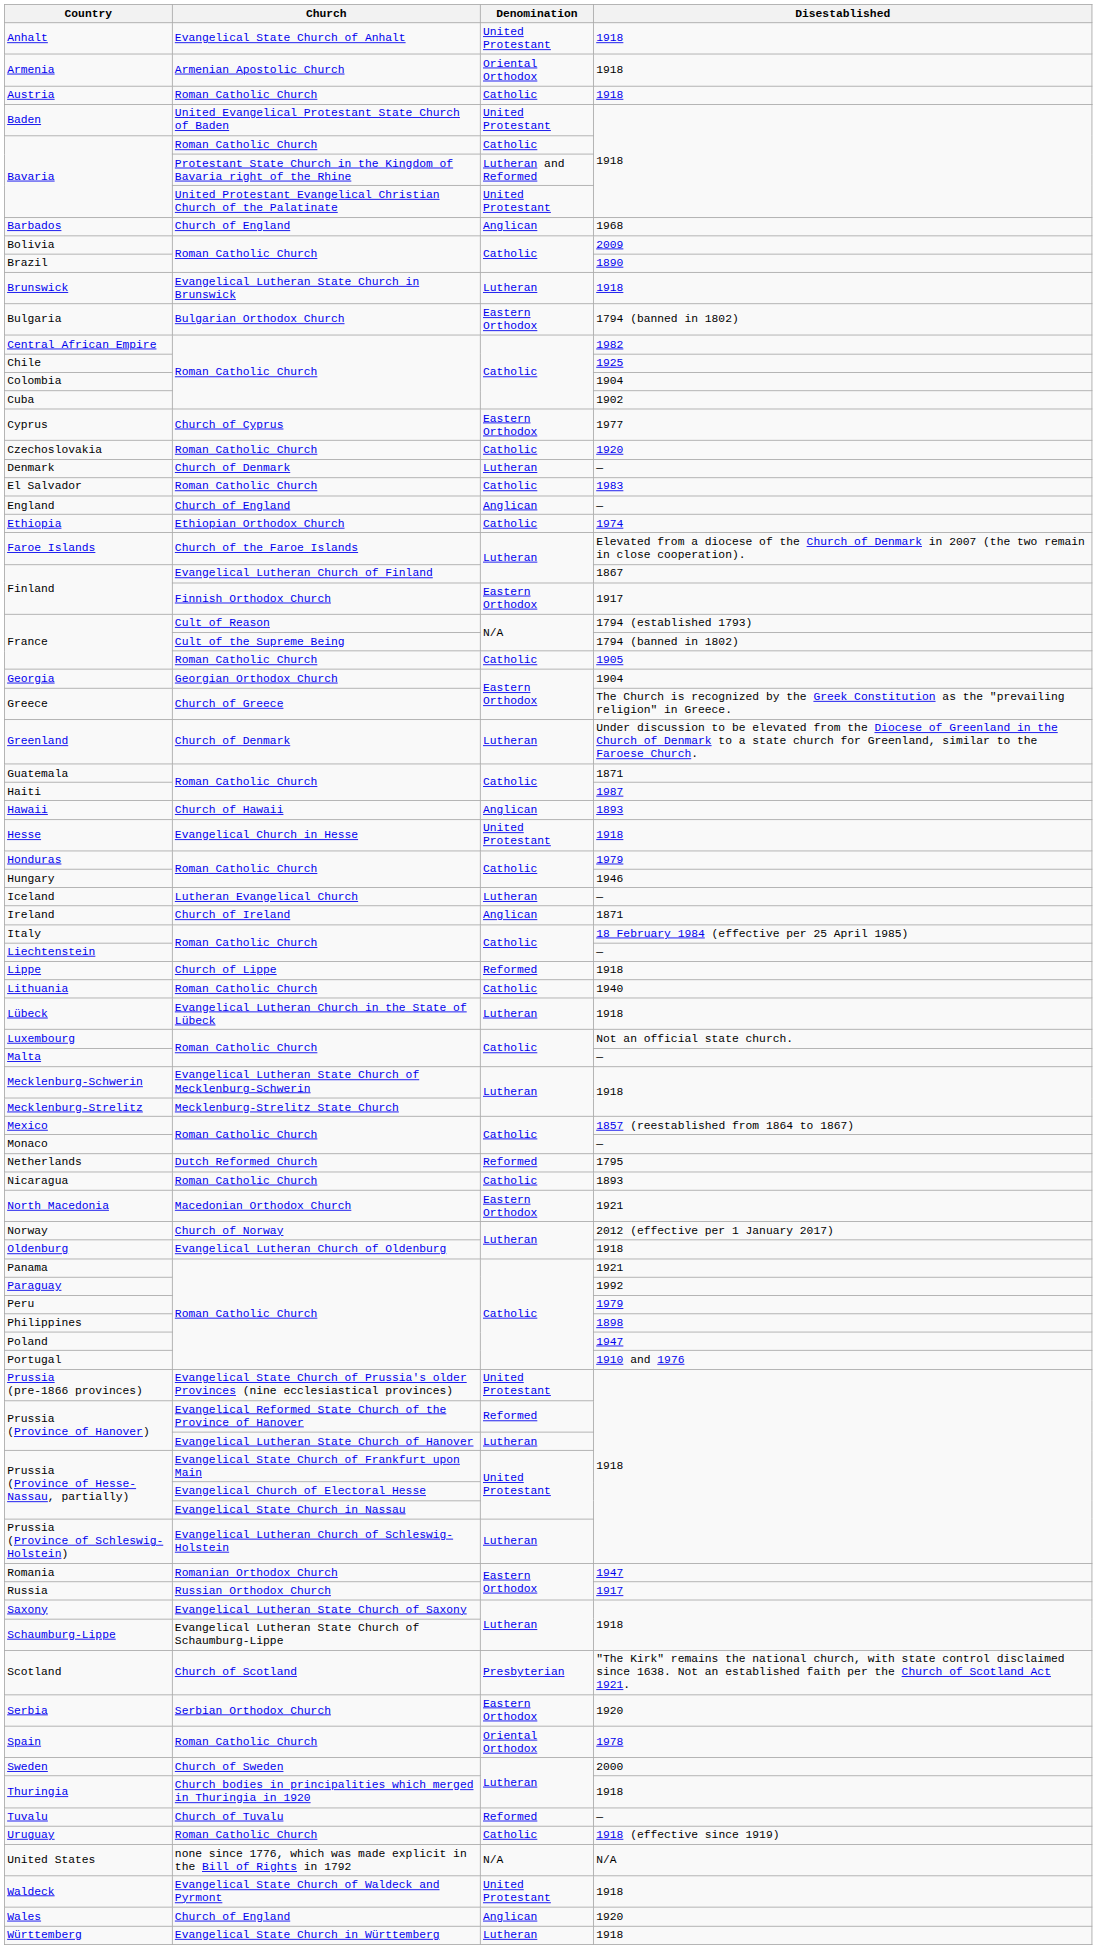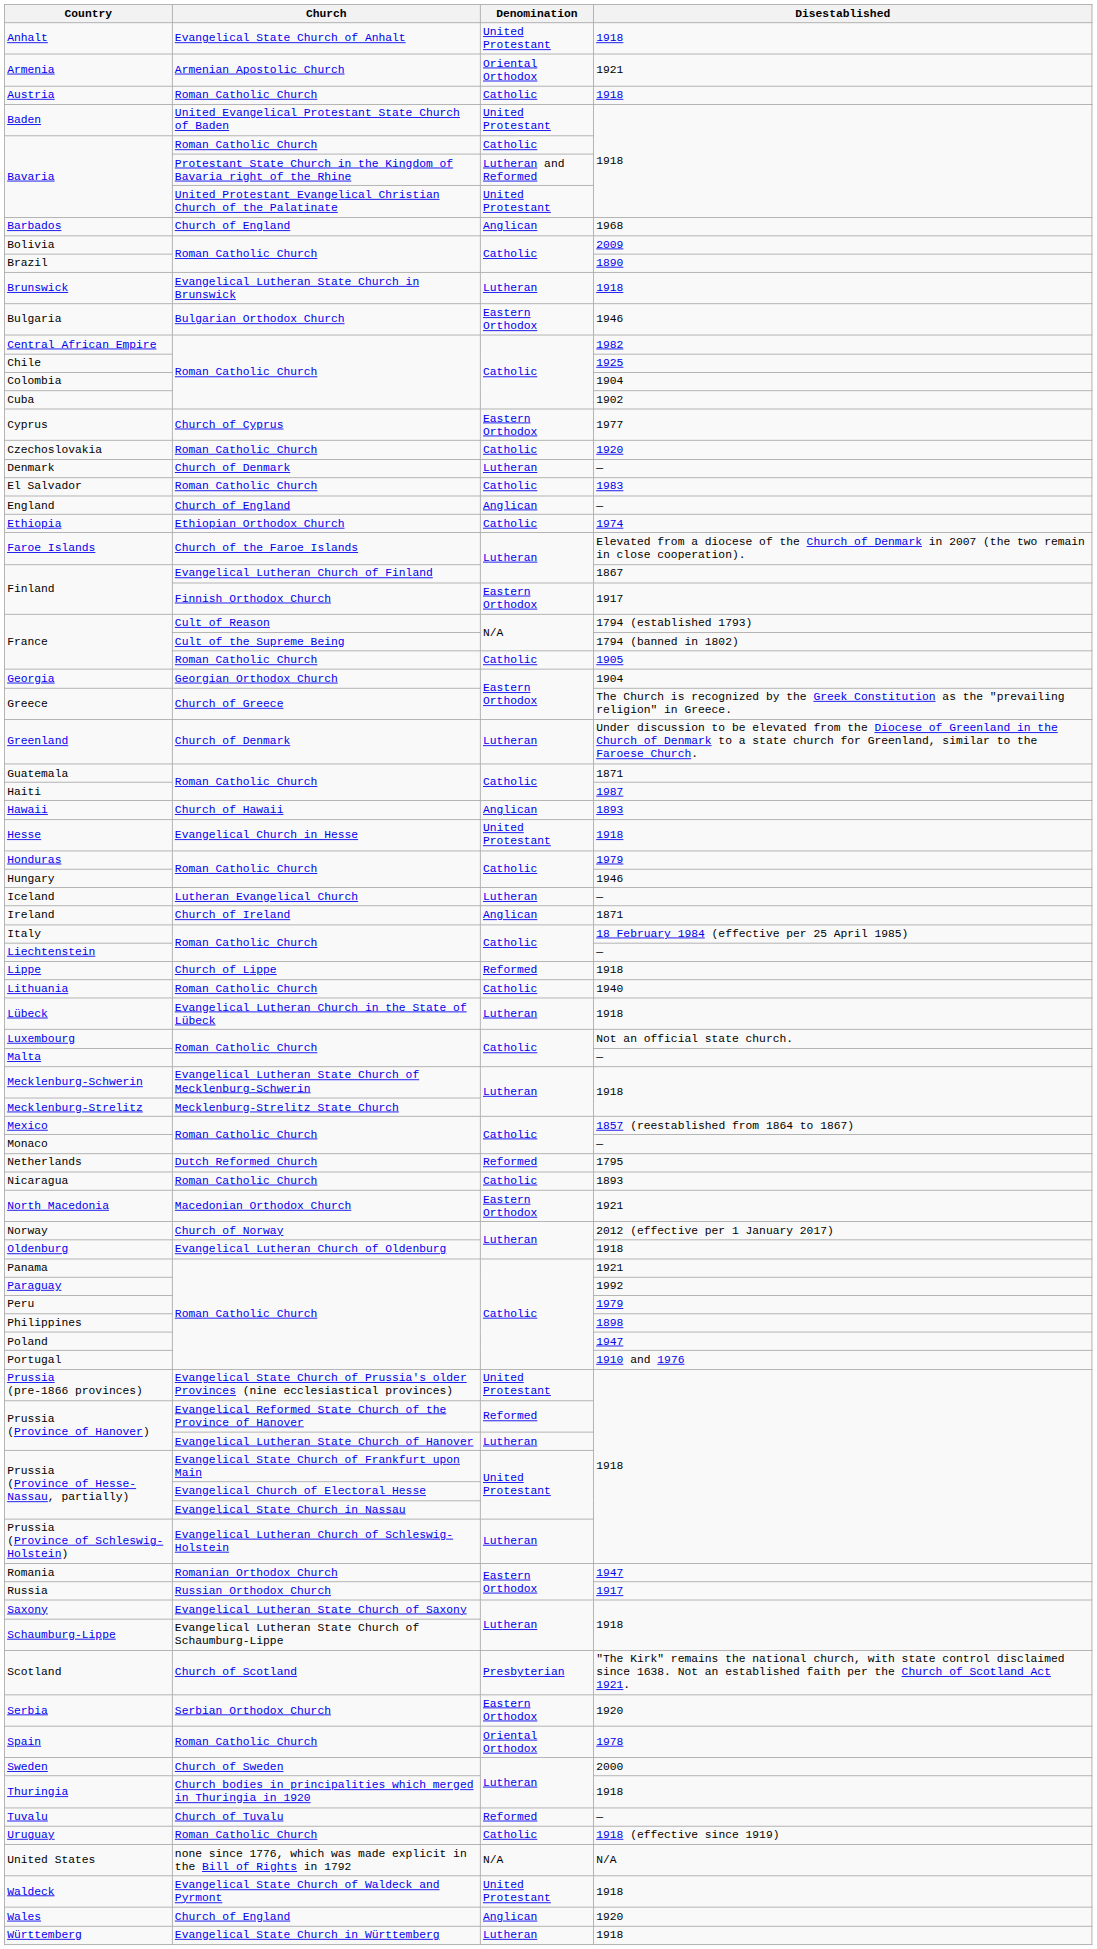(610, 70) 1918 -> (610, 70) 1921
(667, 320) 1794 (banned in 1802) -> (610, 320) 1946
